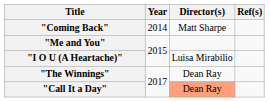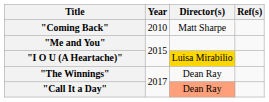(157, 27) 2014 -> (157, 27) 2010
(202, 58) no background -> (202, 58) gold background
